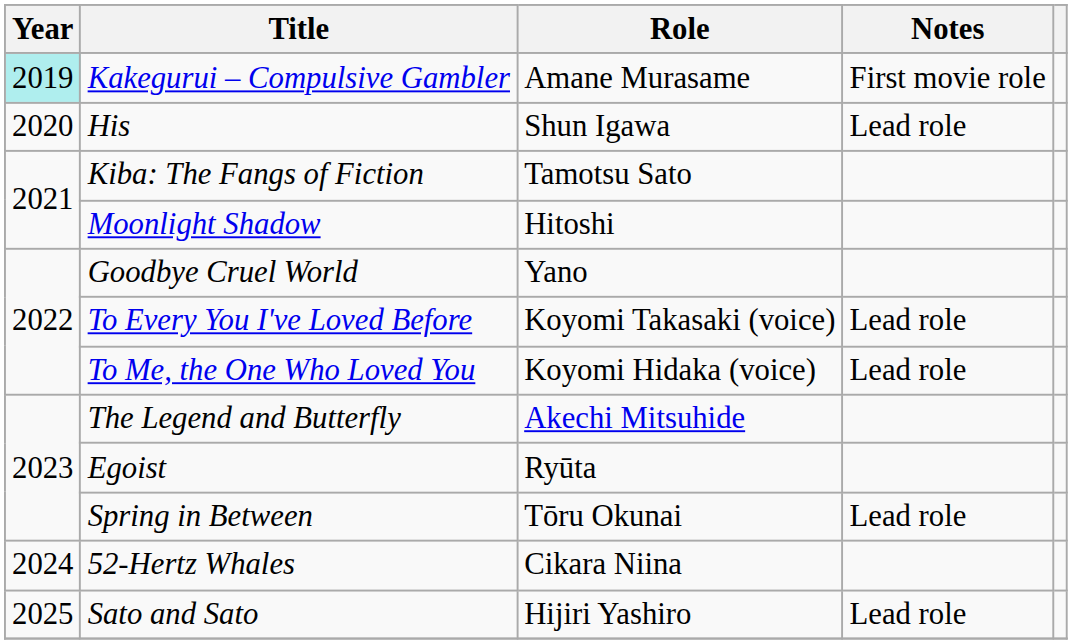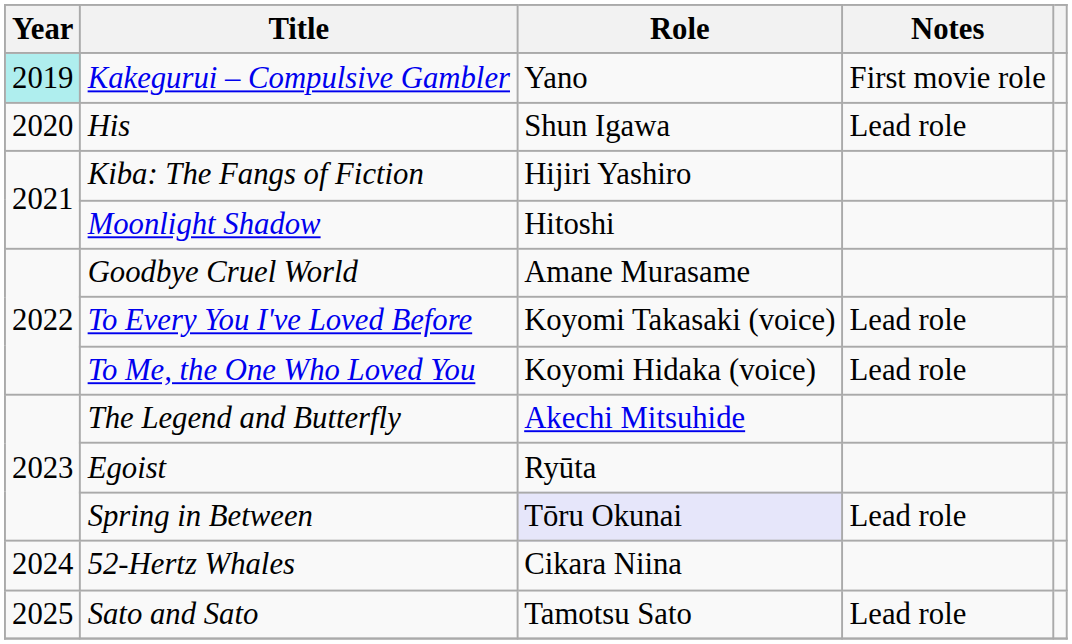(637, 77) Amane Murasame -> (556, 77) Yano
(608, 175) Tamotsu Sato -> (608, 175) Hijiri Yashiro
(556, 272) Yano -> (637, 272) Amane Murasame
(603, 516) no background -> (603, 516) lavender background
(608, 613) Hijiri Yashiro -> (608, 613) Tamotsu Sato
